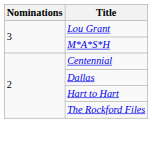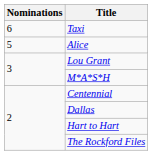+ row: (76, 28)
+ row: (78, 45)
